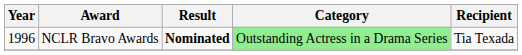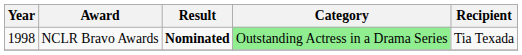(21, 38) 1996 -> (21, 38) 1998
